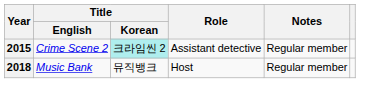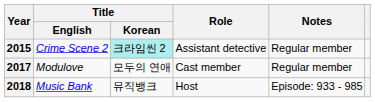+ row: (19, 67)
(307, 67) Regular member -> (317, 87) Episode: 933 - 985
